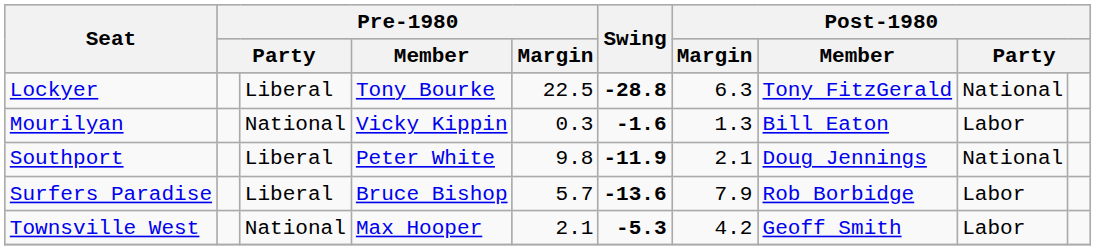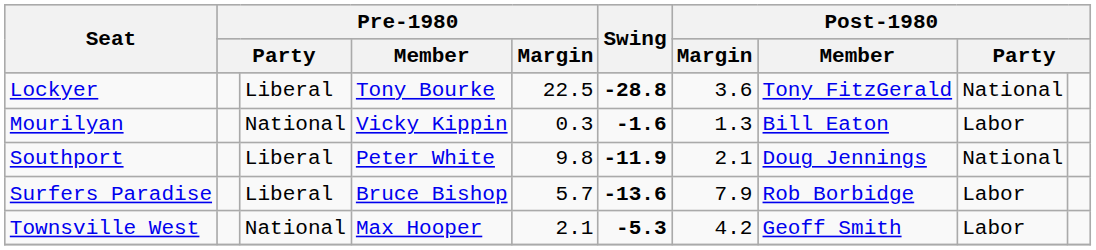(734, 91) 6.3 -> (734, 91) 3.6
